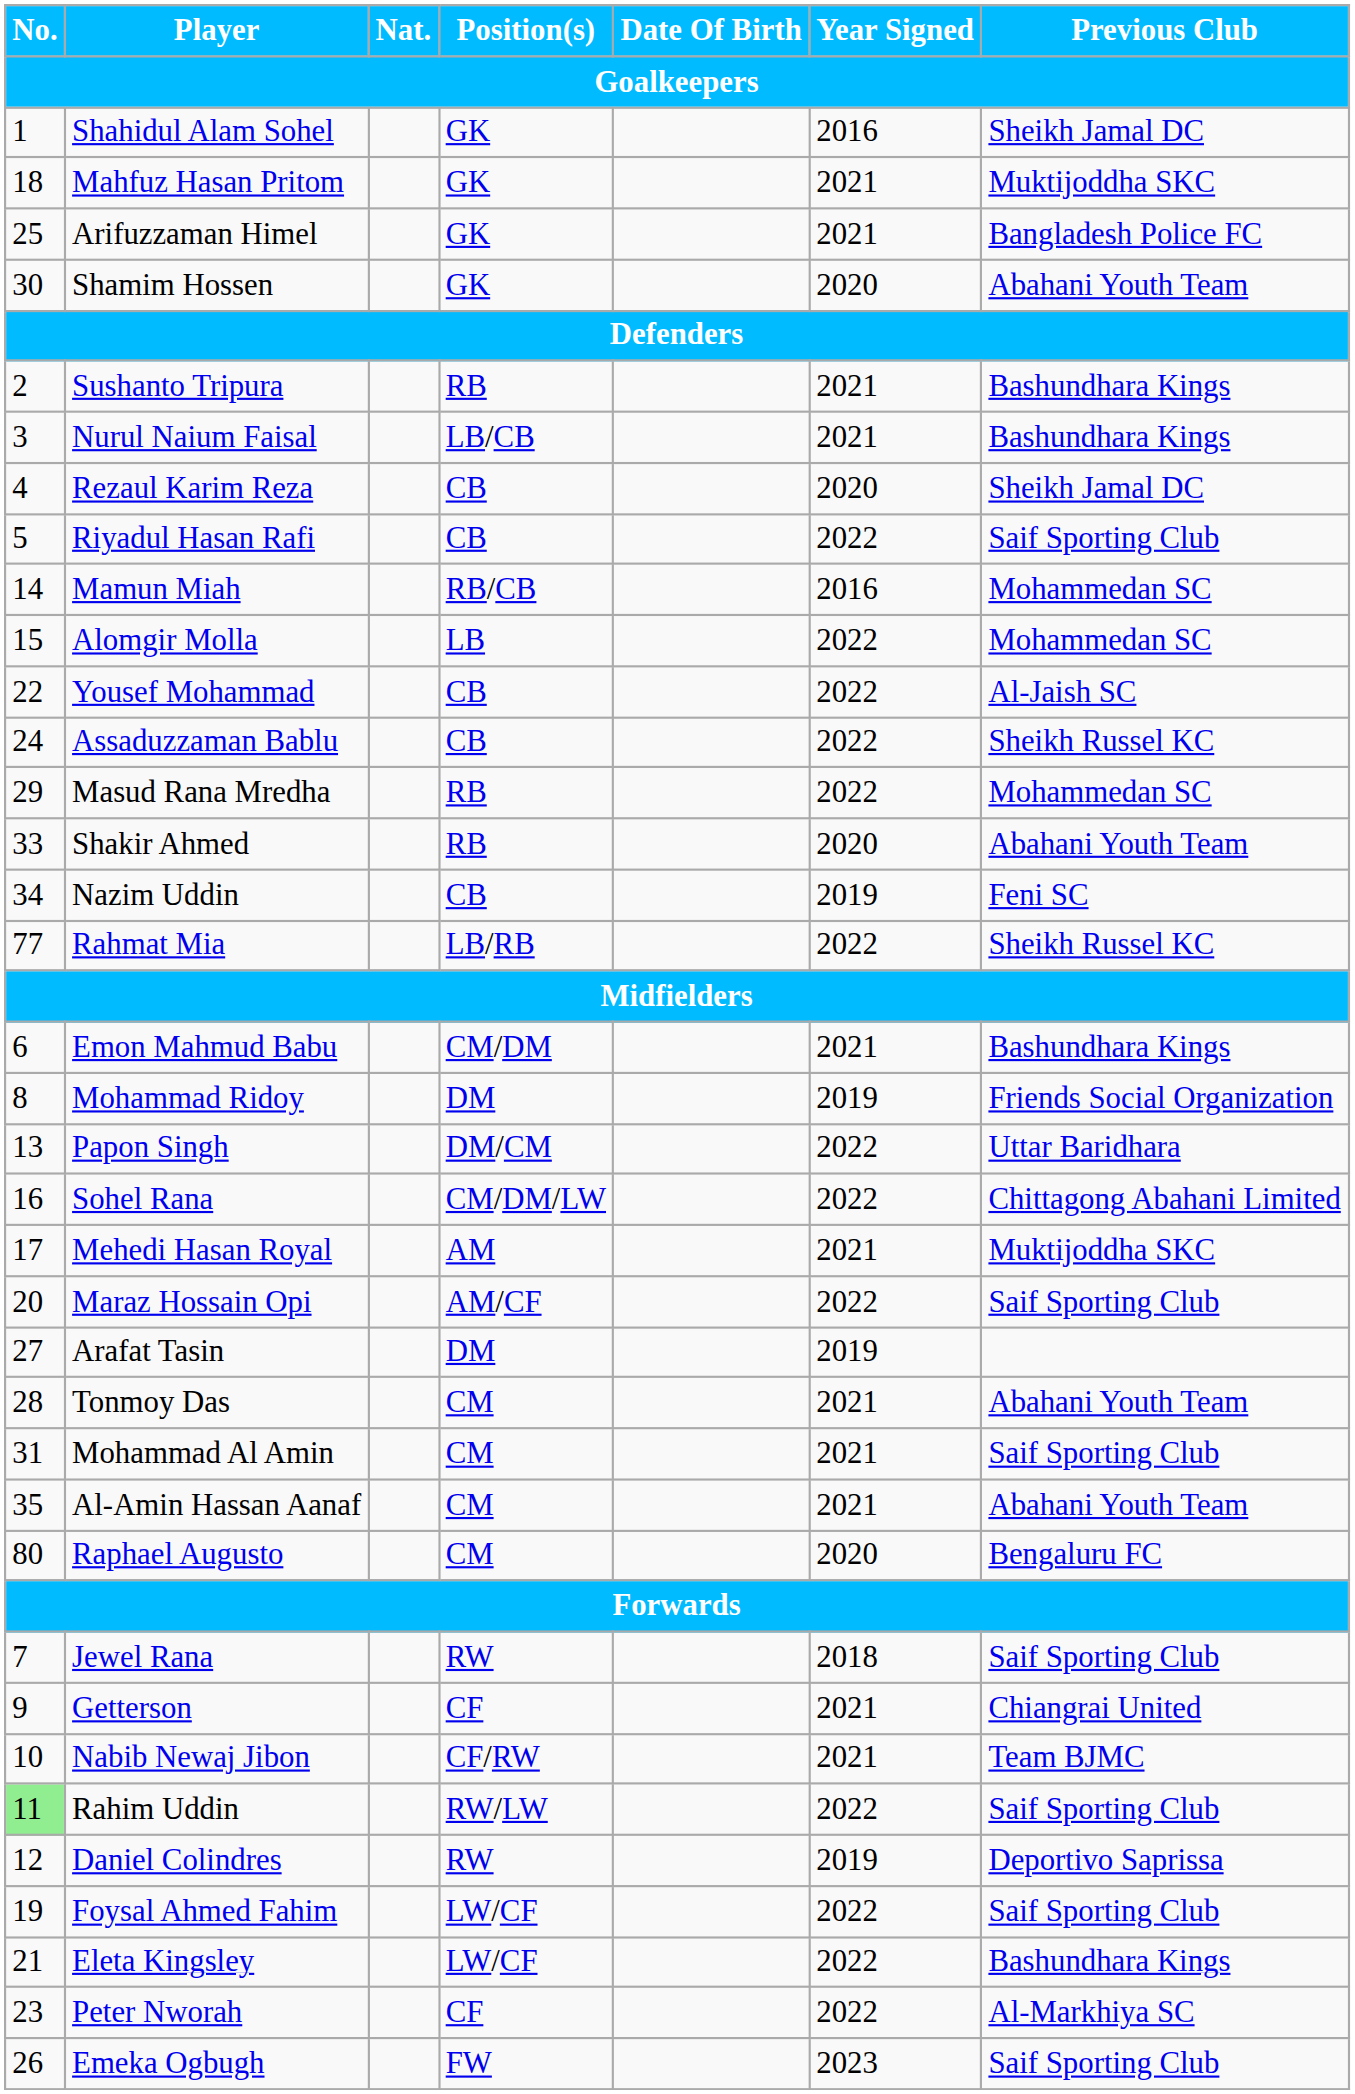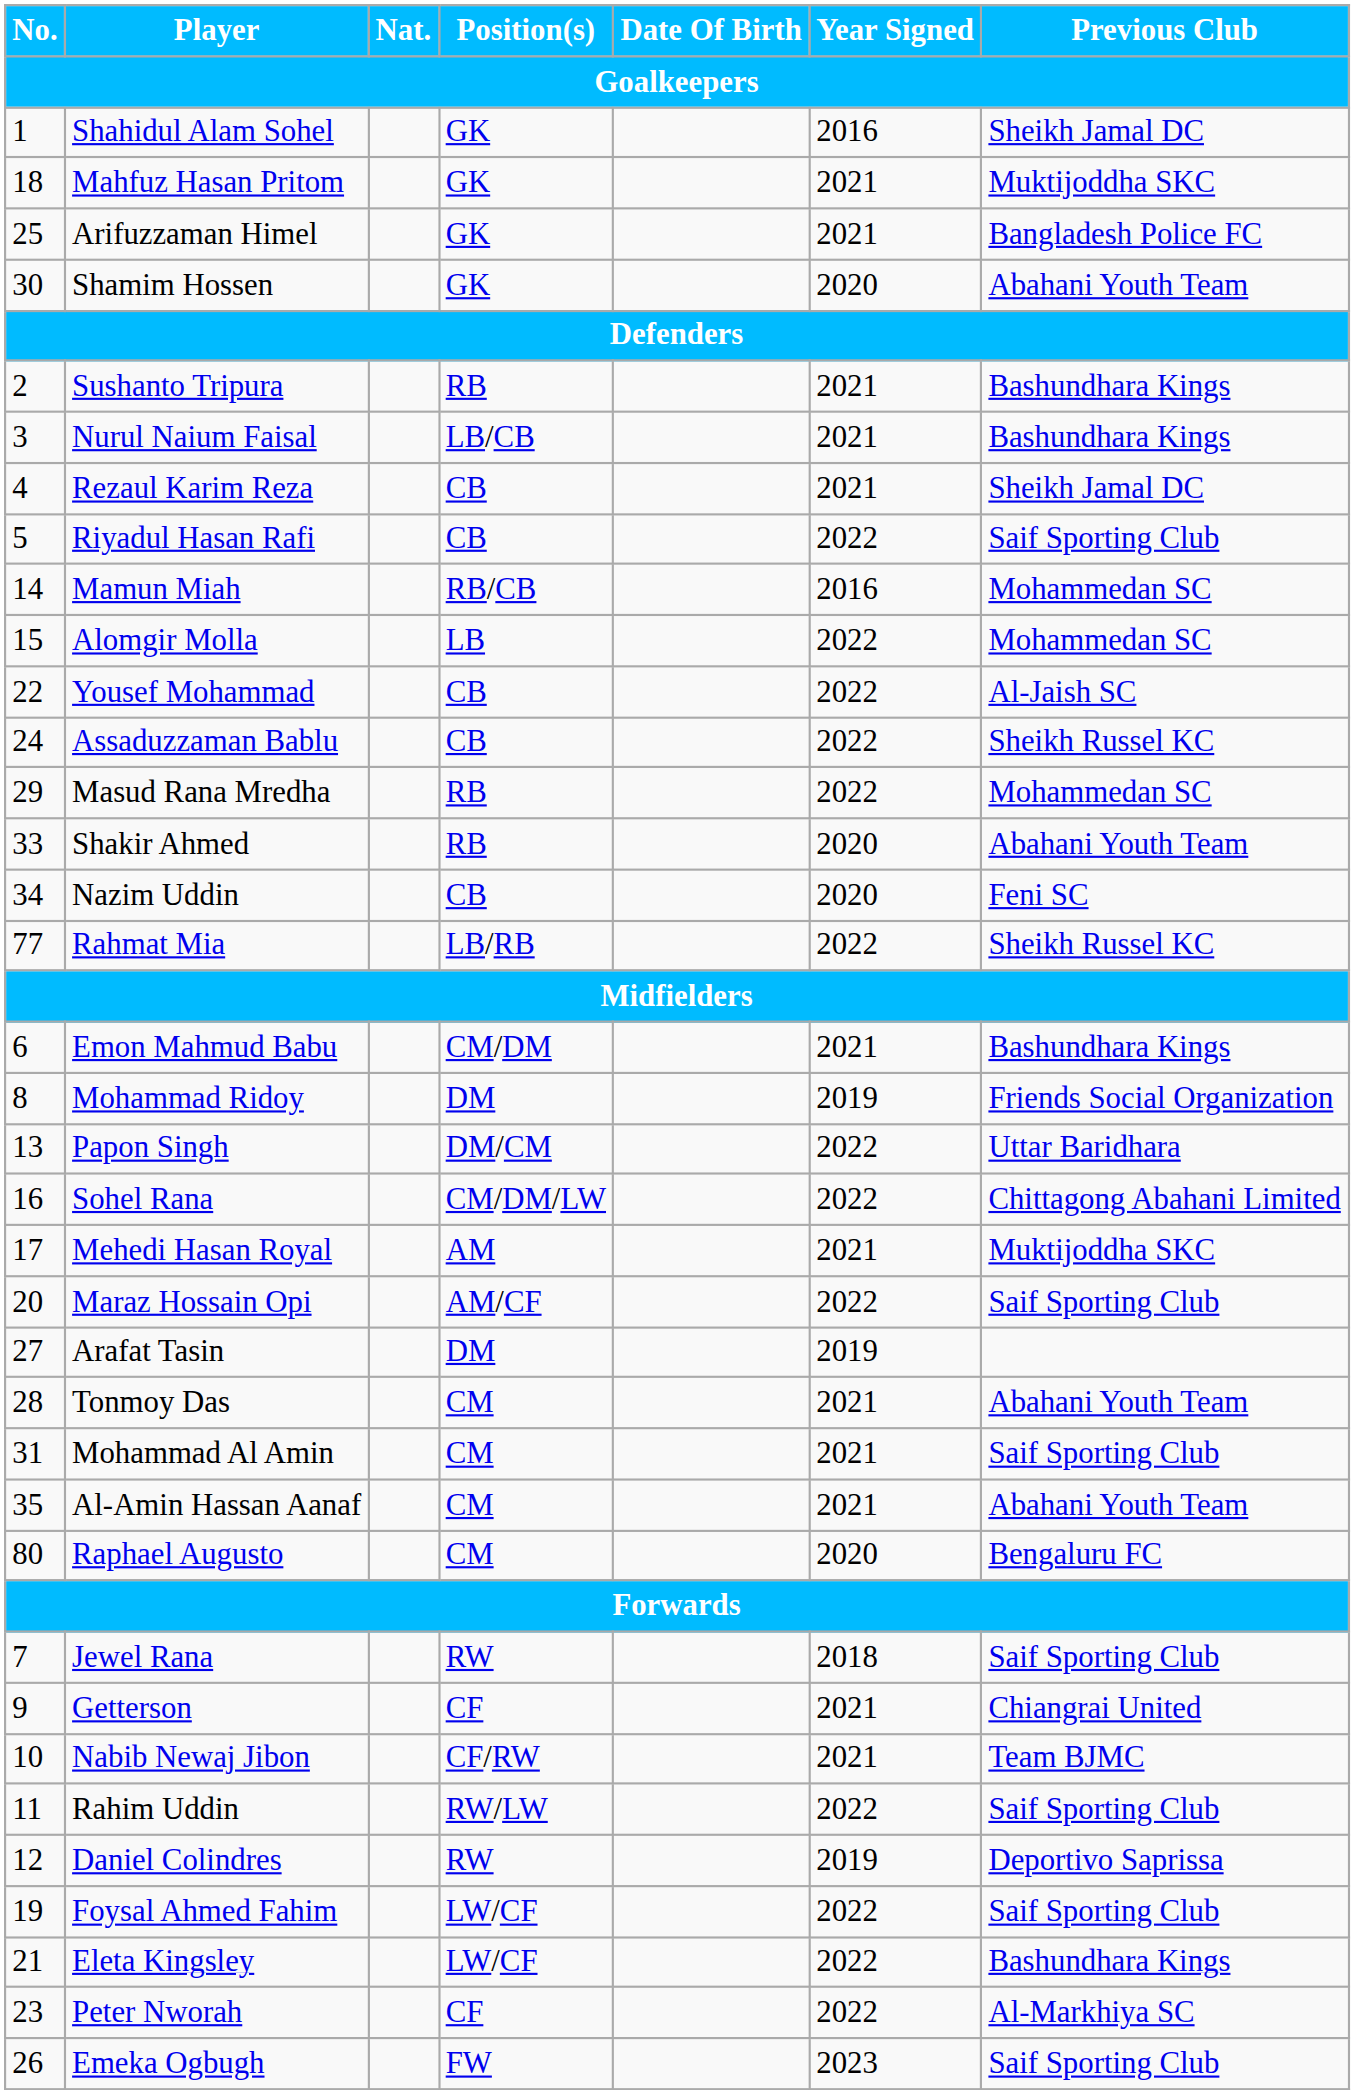(847, 487) 2020 -> (847, 487) 2021
(847, 894) 2019 -> (847, 894) 2020
(27, 1809) lightgreen background -> (27, 1809) no background
